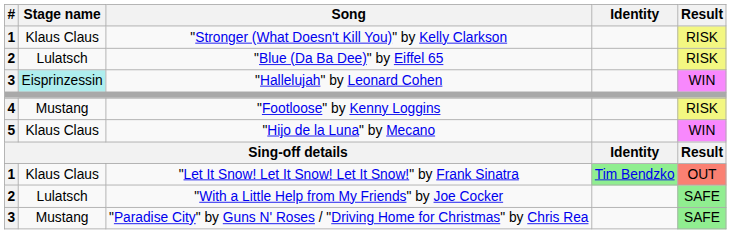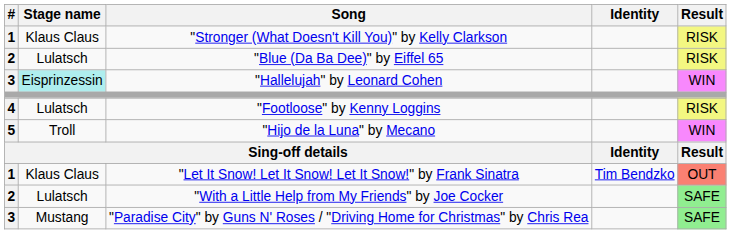(62, 109) Mustang -> (62, 109) Lulatsch
(62, 130) Klaus Claus -> (62, 130) Troll
(635, 174) lightgreen background -> (635, 174) no background
